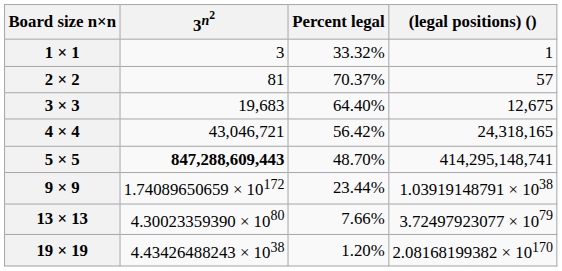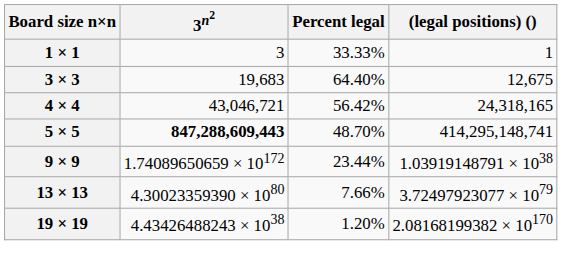(359, 52) 33.32% -> (359, 52) 33.33%
- row: (62, 79)
